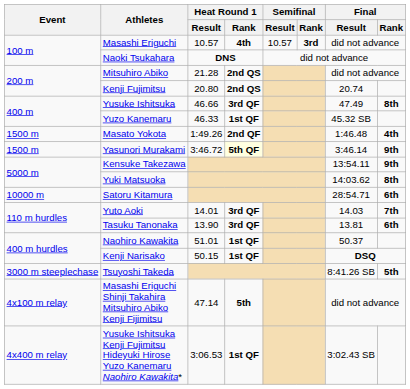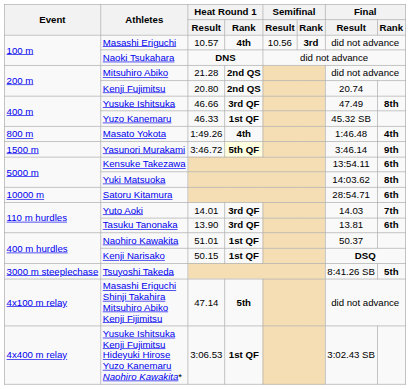(280, 43) 10.57 -> (280, 43) 10.56
(23, 134) 1500 m -> (20, 134) 800 m
(244, 134) 2nd QF -> (244, 134) 4th
(391, 165) 9th -> (391, 165) 6th
